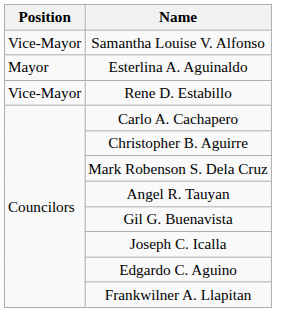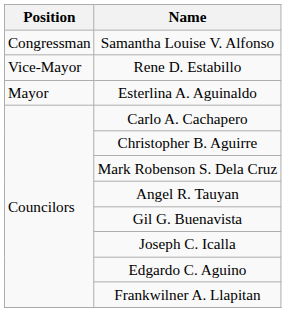(45, 42) Vice-Mayor -> (49, 42) Congressman
rows swapped: (178, 68) <-> (178, 93)
